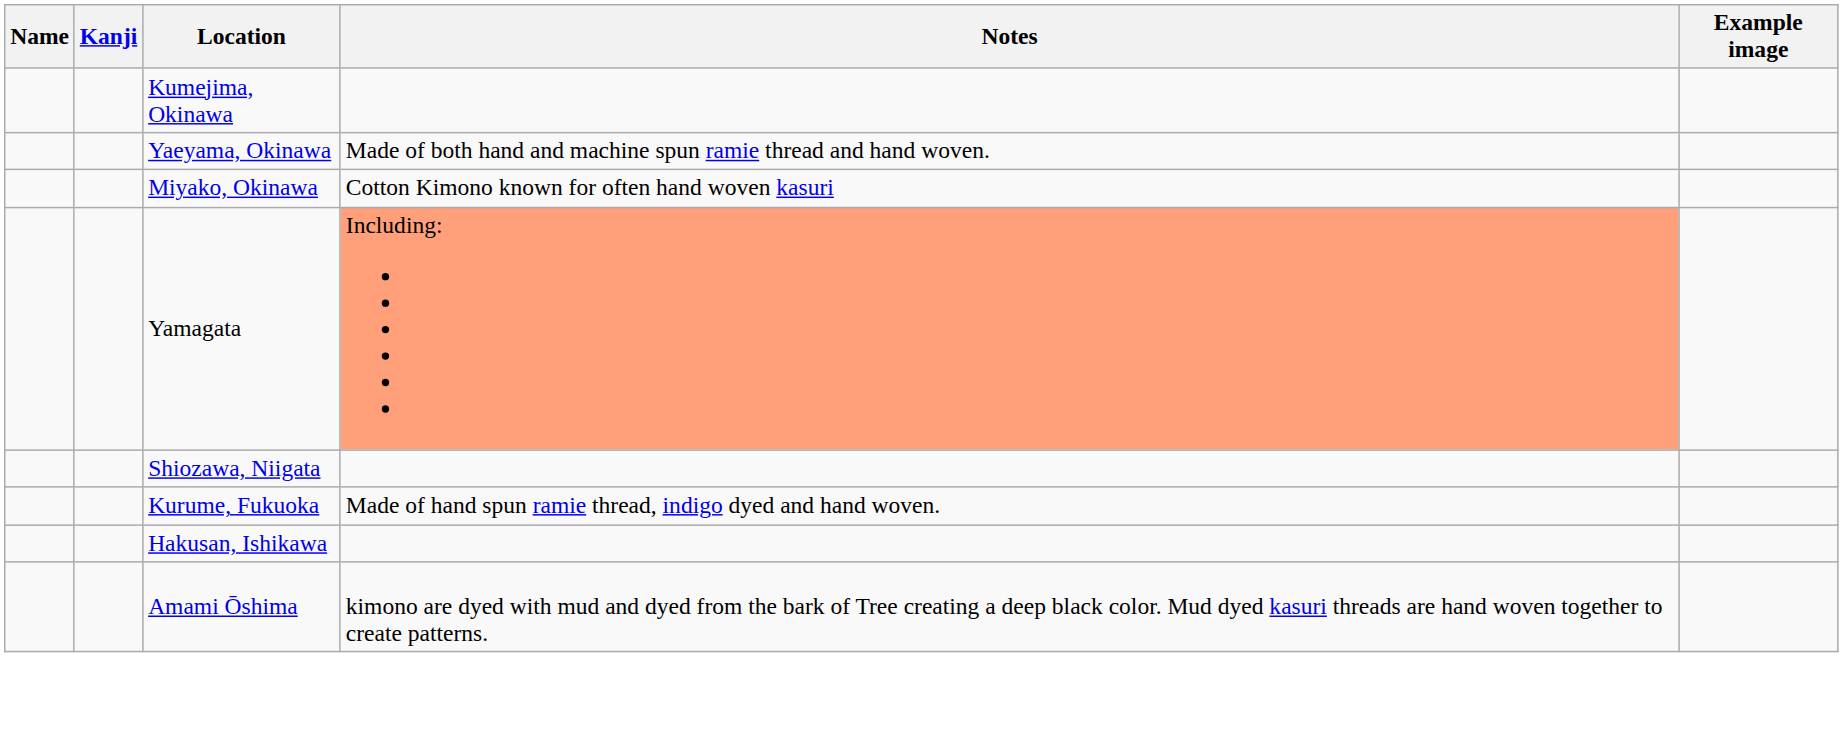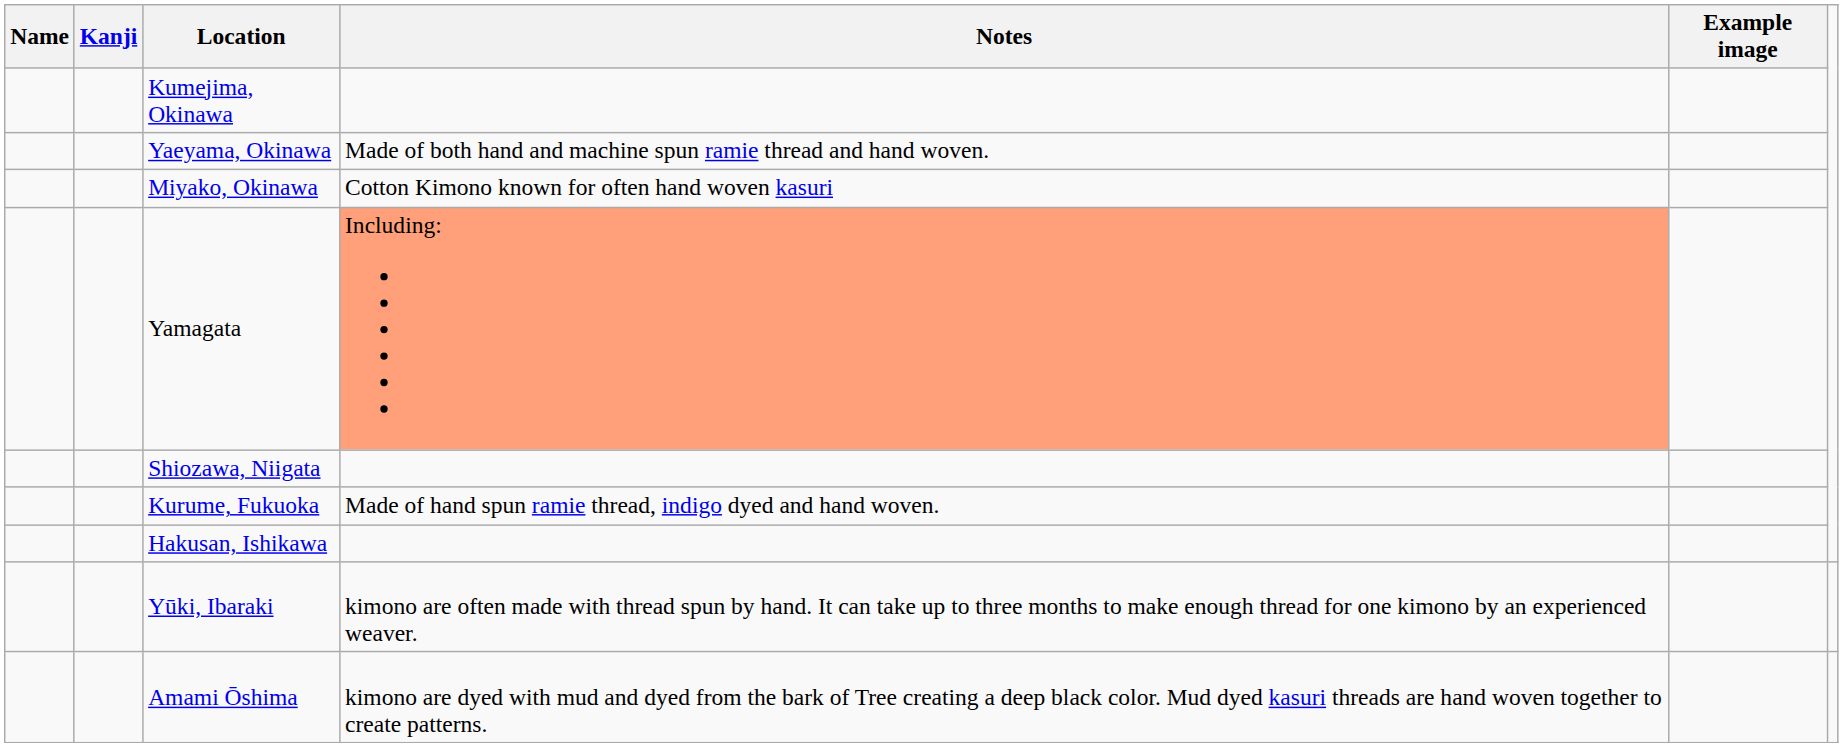+ row: (211, 606)
